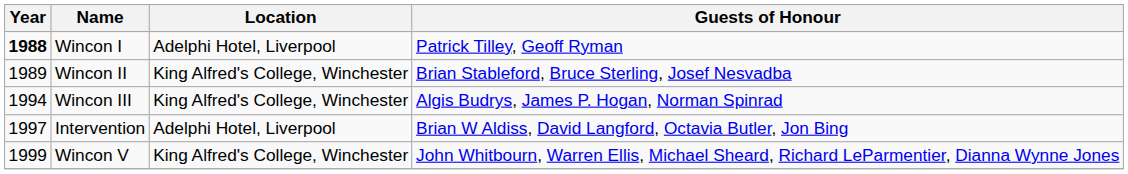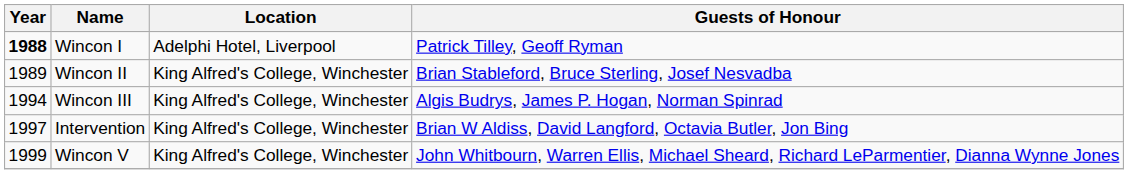(244, 127) Adelphi Hotel, Liverpool -> (281, 127) King Alfred's College, Winchester
